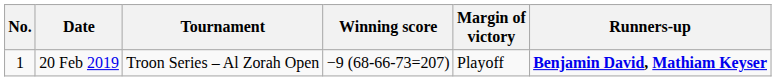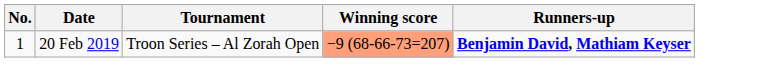- column: (491, 27)
(388, 63) no background -> (388, 44) lightsalmon background
